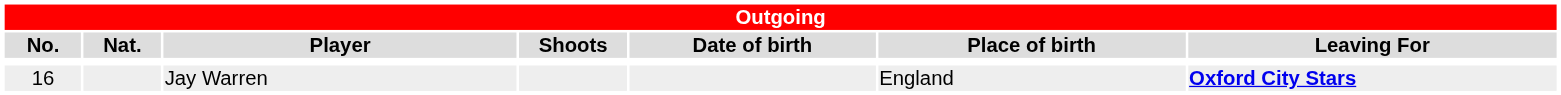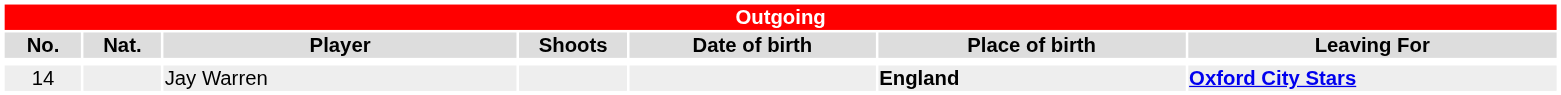(43, 78) 16 -> (43, 78) 14
(916, 78) normal -> (919, 78) bold
